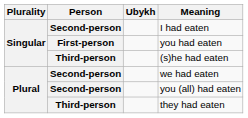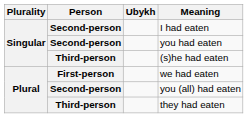(86, 43) First-person -> (86, 43) Second-person
(86, 74) Second-person -> (86, 74) First-person
